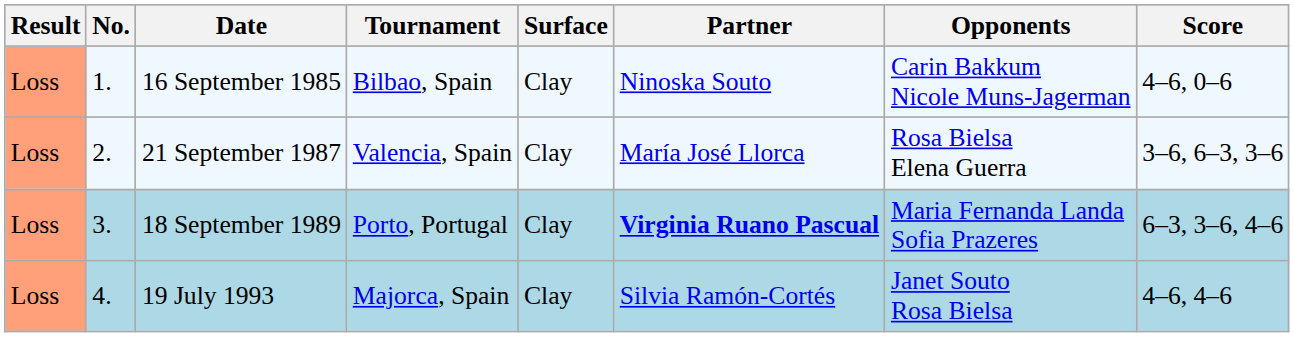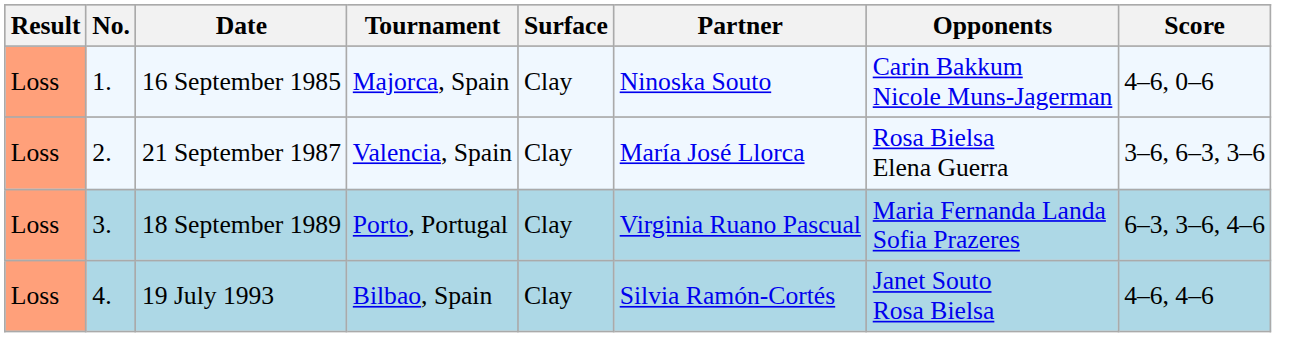(423, 81) Bilbao, Spain -> (431, 81) Majorca, Spain
(749, 223) bold -> (740, 223) normal
(431, 294) Majorca, Spain -> (423, 294) Bilbao, Spain
